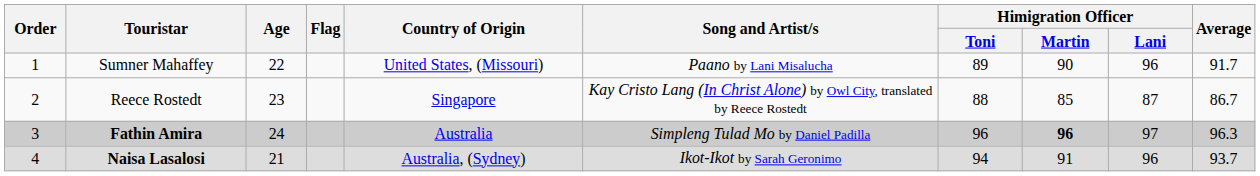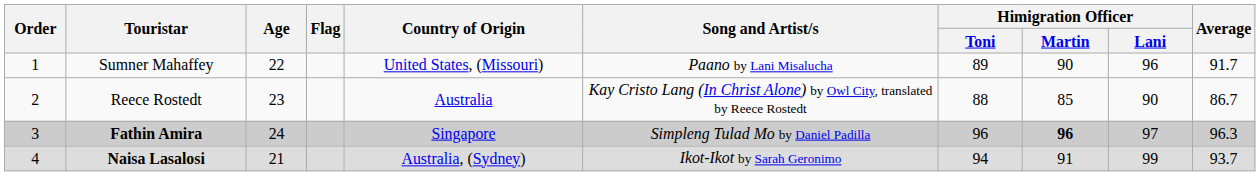(463, 99) Singapore -> (463, 99) Australia
(1150, 99) 87 -> (1150, 99) 90
(463, 133) Australia -> (463, 133) Singapore
(1150, 159) 96 -> (1150, 159) 99
